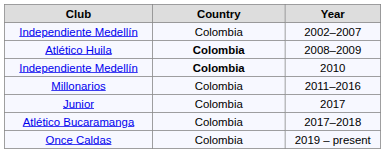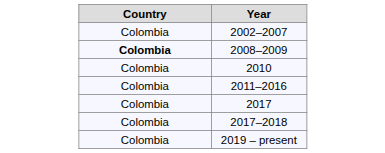- column: (78, 13)
(219, 67) bold -> (145, 67) normal
